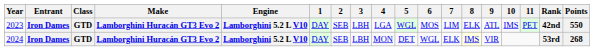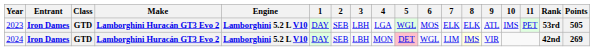(451, 24) LIM -> (451, 24) ELK
(551, 24) 42nd -> (551, 24) 53rd
(576, 24) 550 -> (576, 24) 505
(406, 38) no background -> (406, 38) pink background
(451, 38) ELK -> (451, 38) LIM
(551, 38) 53rd -> (551, 38) 42nd
(576, 38) 268 -> (576, 38) 269
